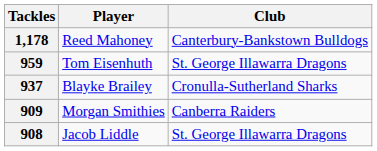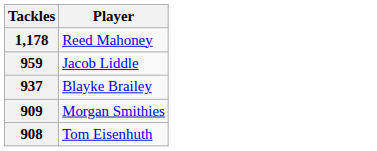- column: (270, 16)
(107, 63) Tom Eisenhuth -> (100, 63) Jacob Liddle
(100, 134) Jacob Liddle -> (107, 134) Tom Eisenhuth
